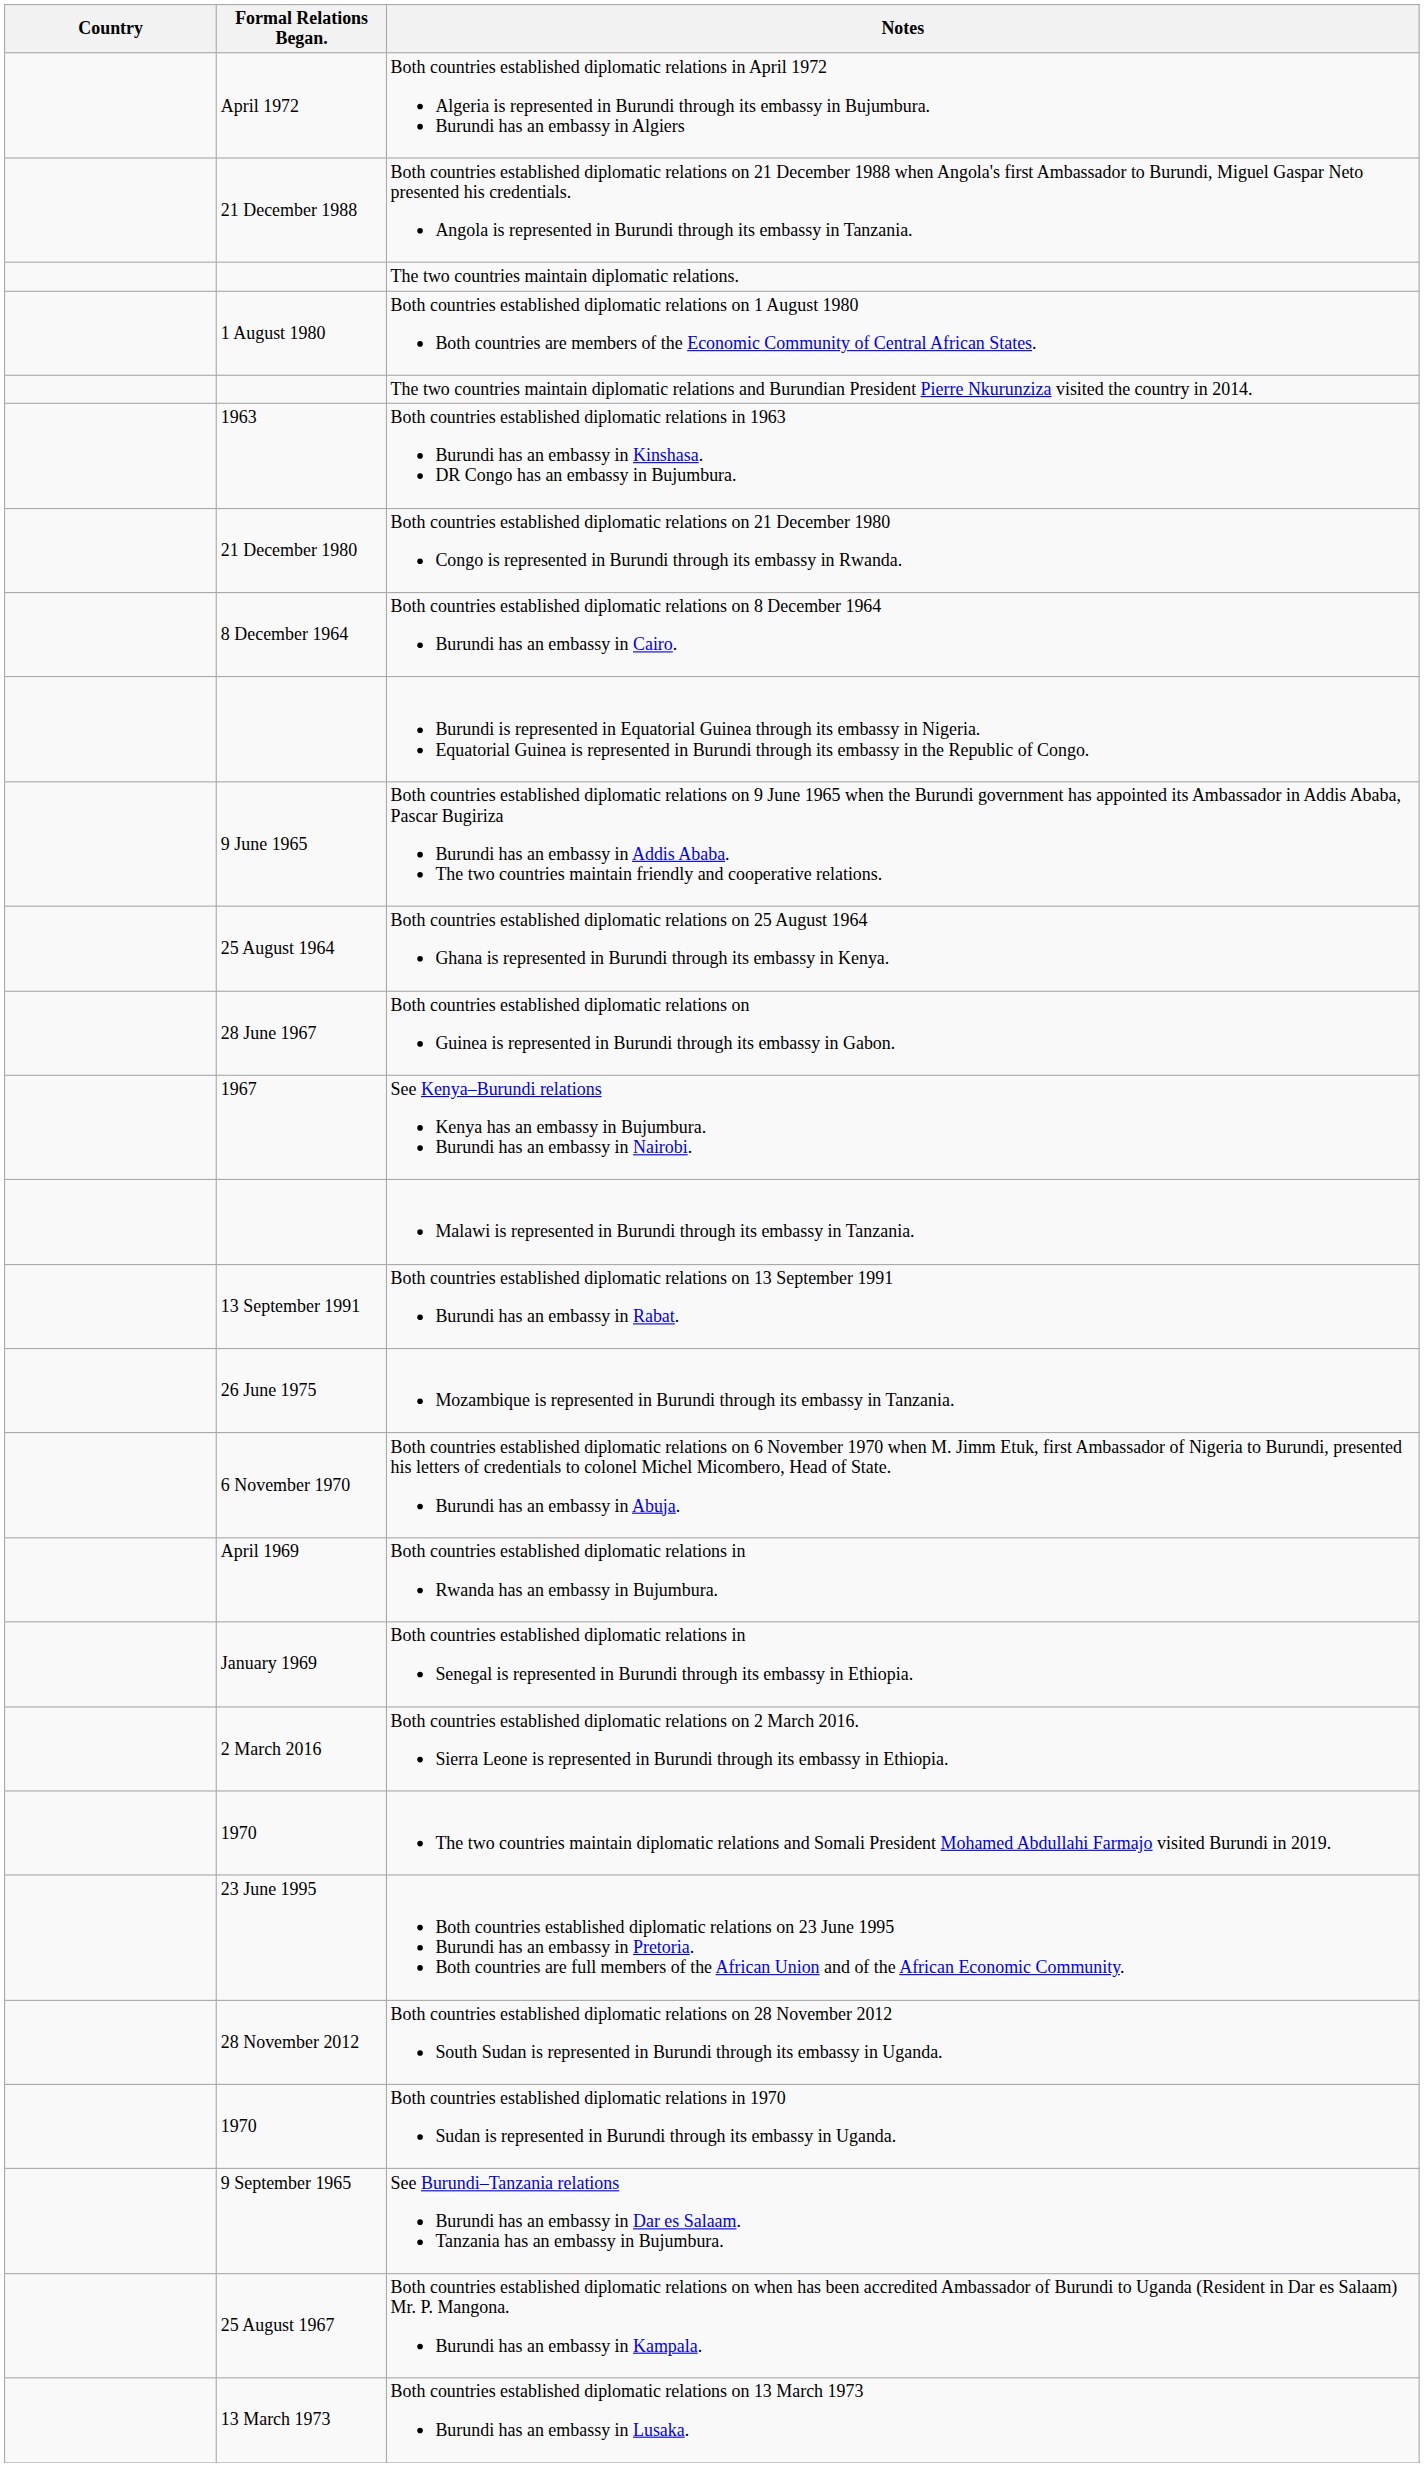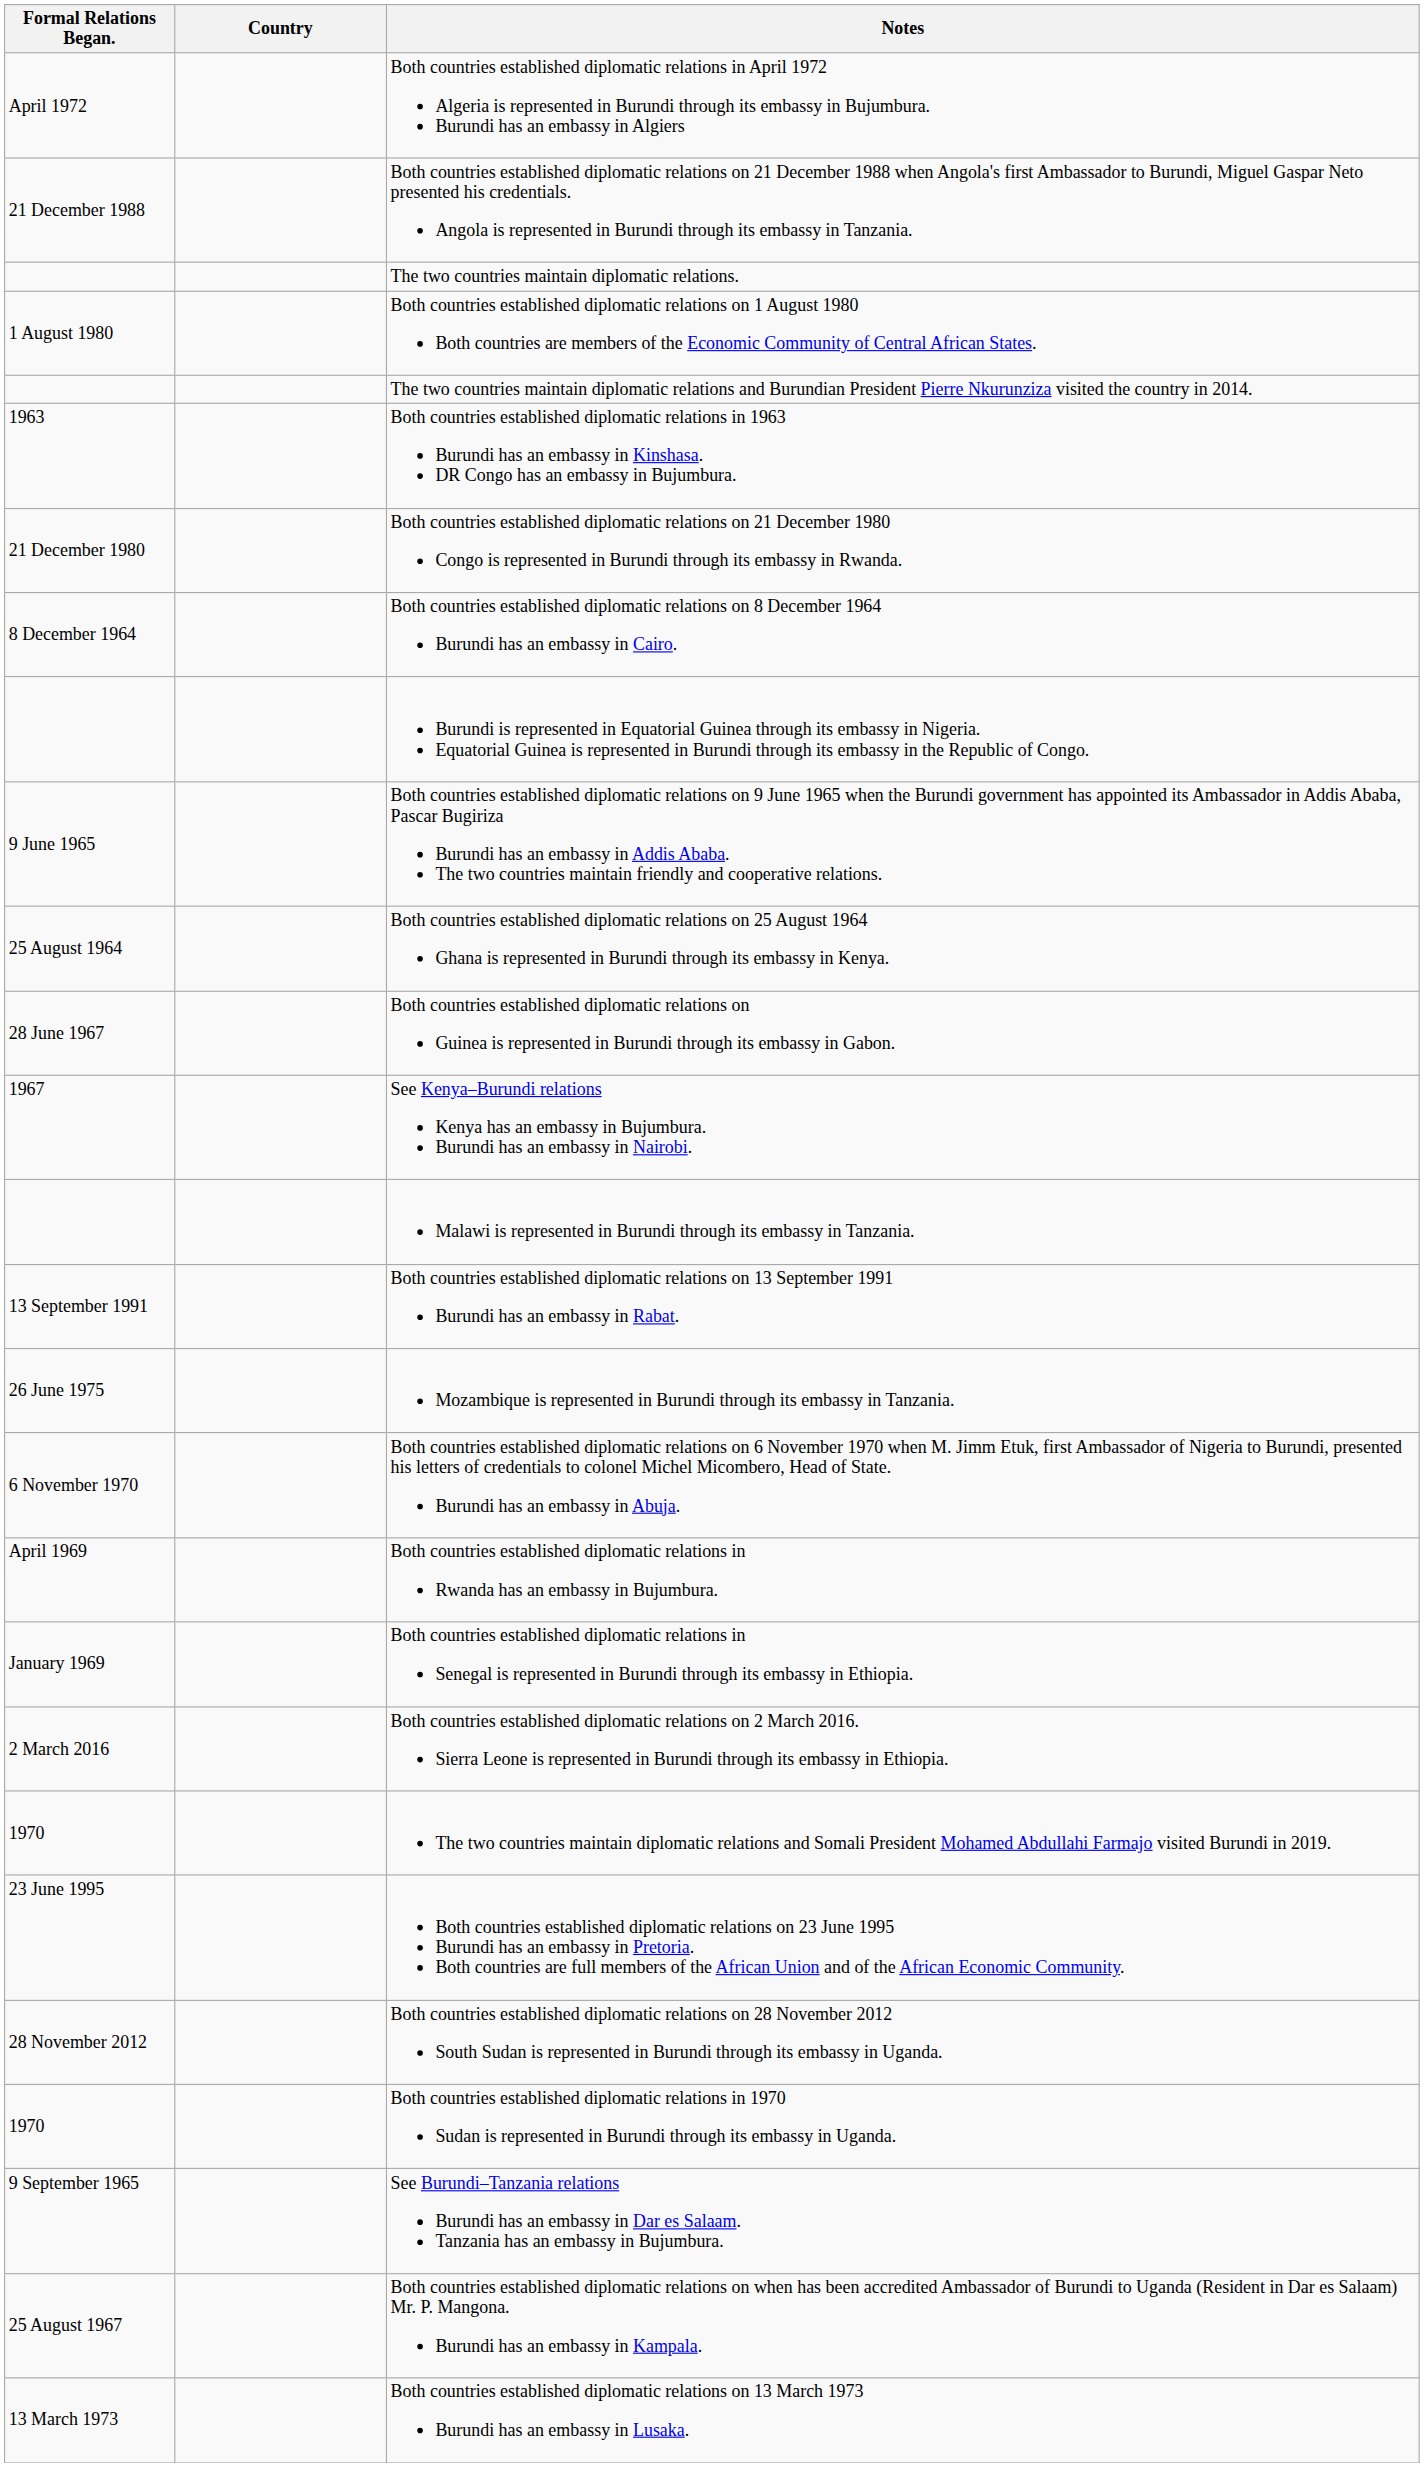columns swapped: (111, 28) <-> (302, 28)
